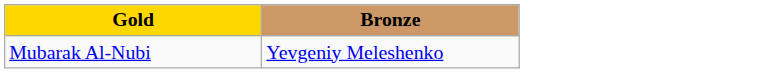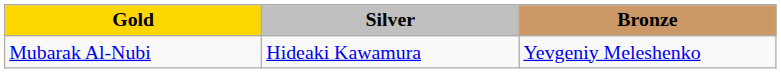+ column: (390, 20)
